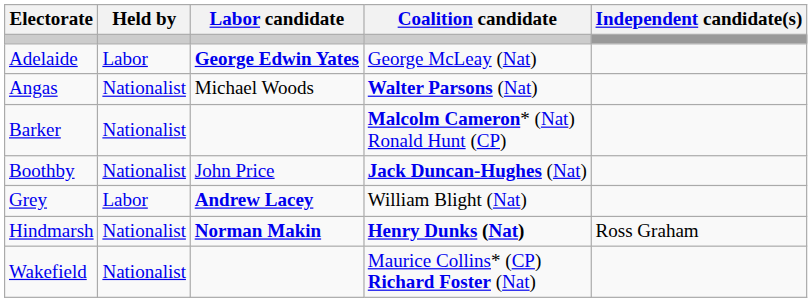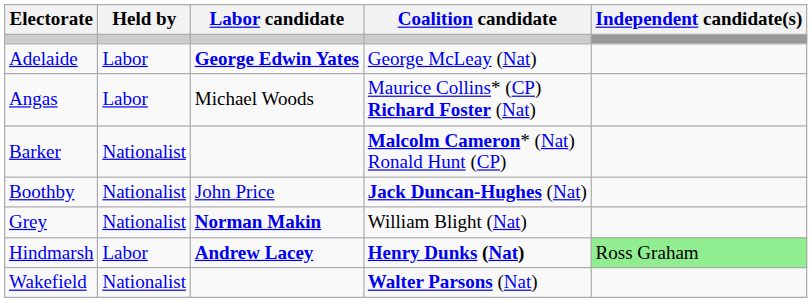(144, 88) Nationalist -> (125, 99) Labor
(453, 88) Walter Parsons (Nat) -> (455, 99) Maurice Collins* (CP) Richard Foster (Nat)
(125, 200) Labor -> (144, 222) Nationalist
(254, 200) Andrew Lacey -> (258, 222) Norman Makin
(144, 230) Nationalist -> (125, 252) Labor
(258, 230) Norman Makin -> (254, 252) Andrew Lacey
(647, 230) no background -> (647, 252) lightgreen background
(455, 271) Maurice Collins* (CP) Richard Foster (Nat) -> (453, 282) Walter Parsons (Nat)
